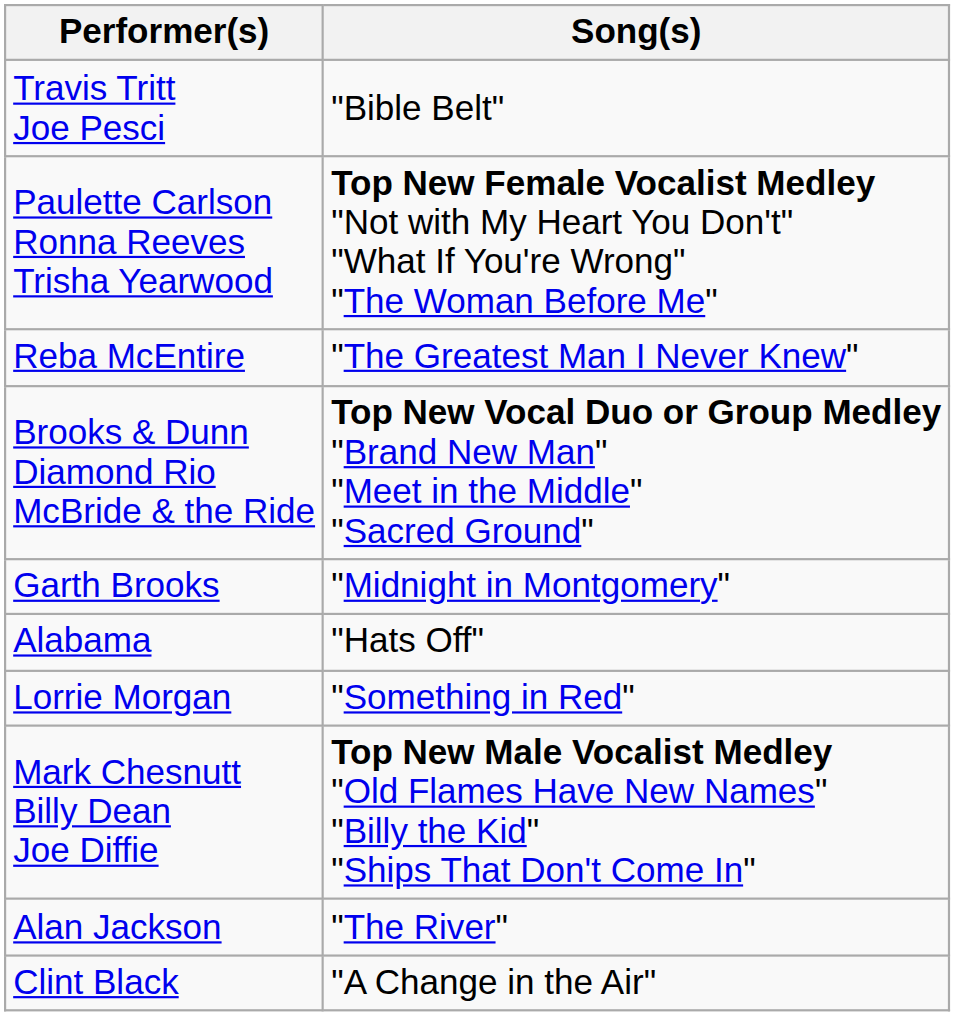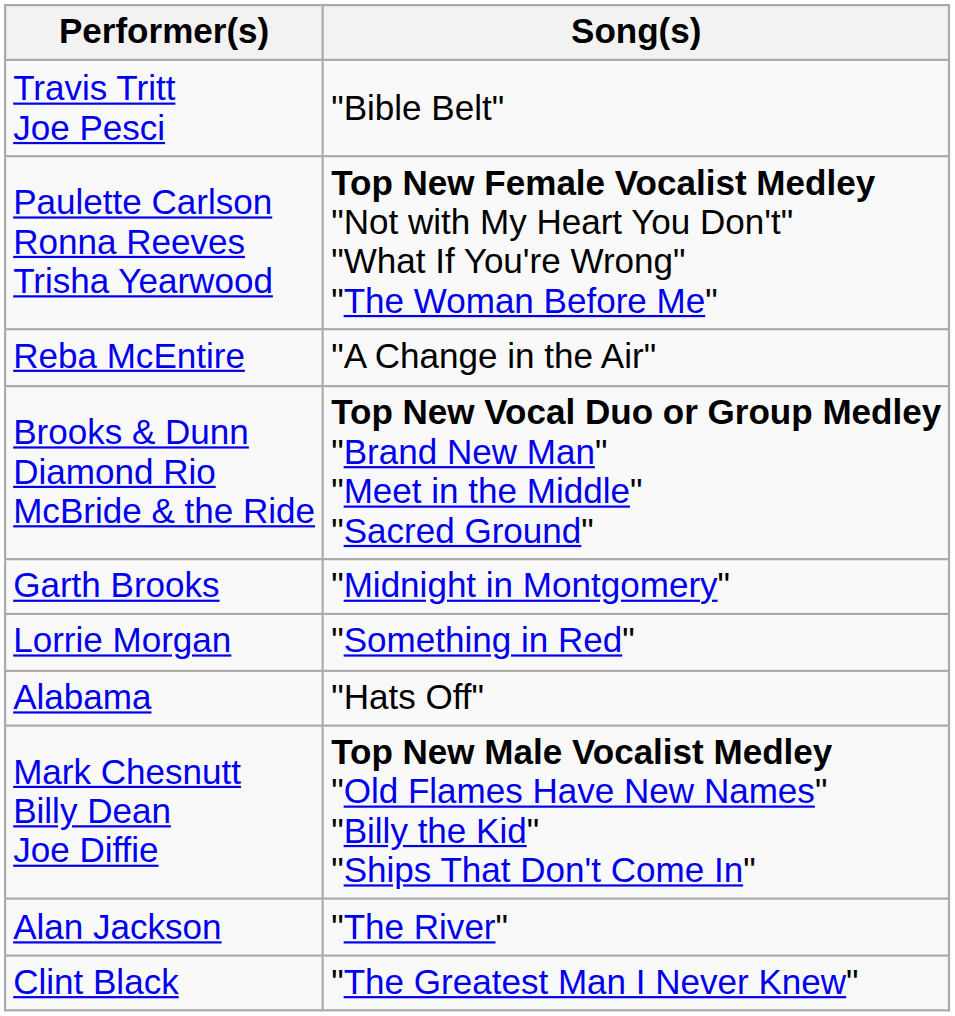(595, 356) "The Greatest Man I Never Knew" -> (494, 356) "A Change in the Air"
rows swapped: (82, 641) <-> (122, 697)
(494, 982) "A Change in the Air" -> (595, 982) "The Greatest Man I Never Knew"
